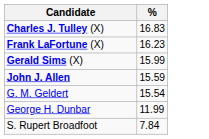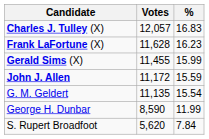+ column: (155, 12)
